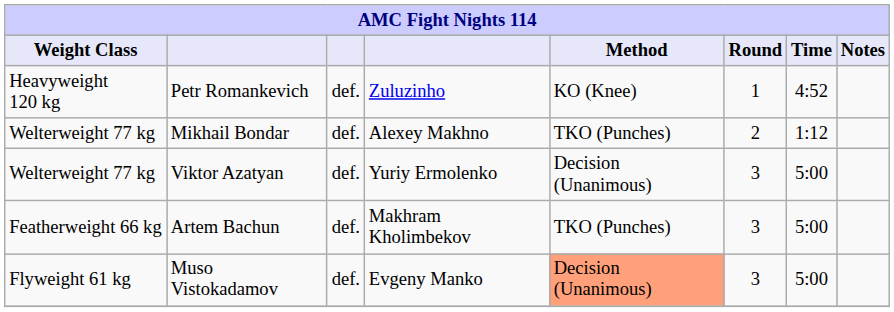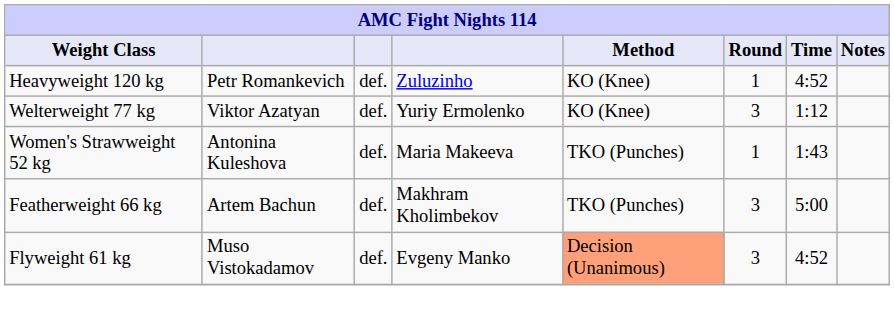- row: (230, 133)
(603, 174) Decision (Unanimous) -> (608, 111) KO (Knee)
(811, 174) 5:00 -> (811, 111) 1:12
+ row: (247, 152)
(811, 279) 5:00 -> (811, 257) 4:52
